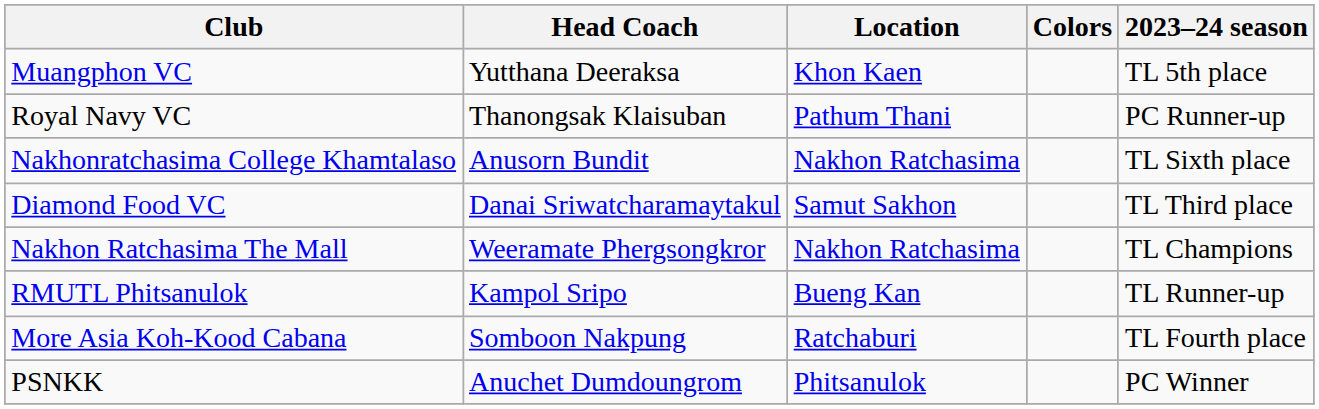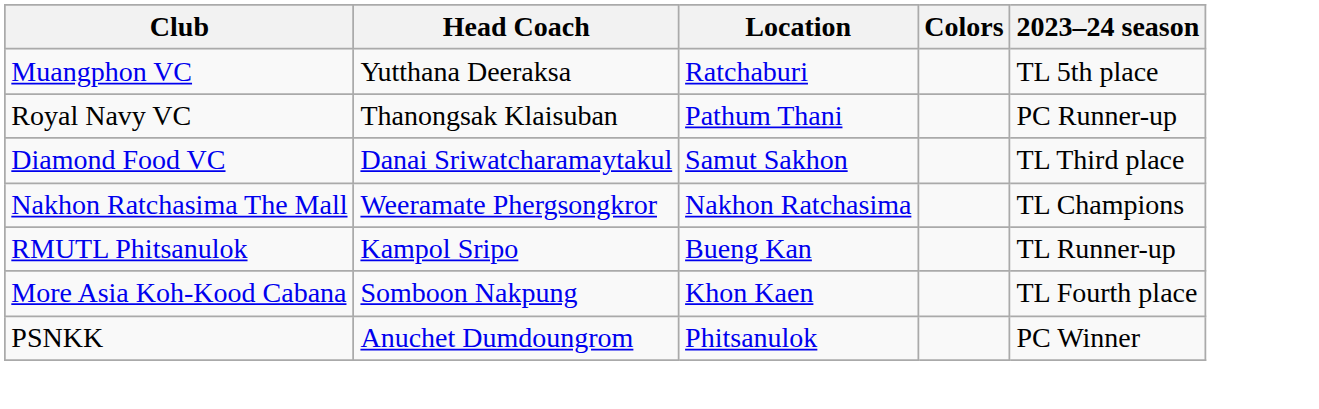(858, 71) Khon Kaen -> (747, 71) Ratchaburi
- row: (234, 159)
(855, 337) Ratchaburi -> (749, 293) Khon Kaen
